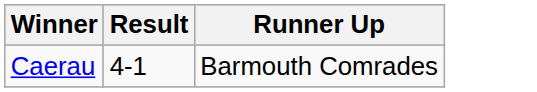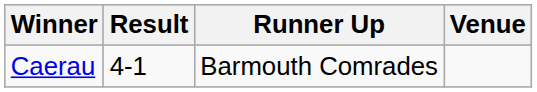+ column: (488, 24)
